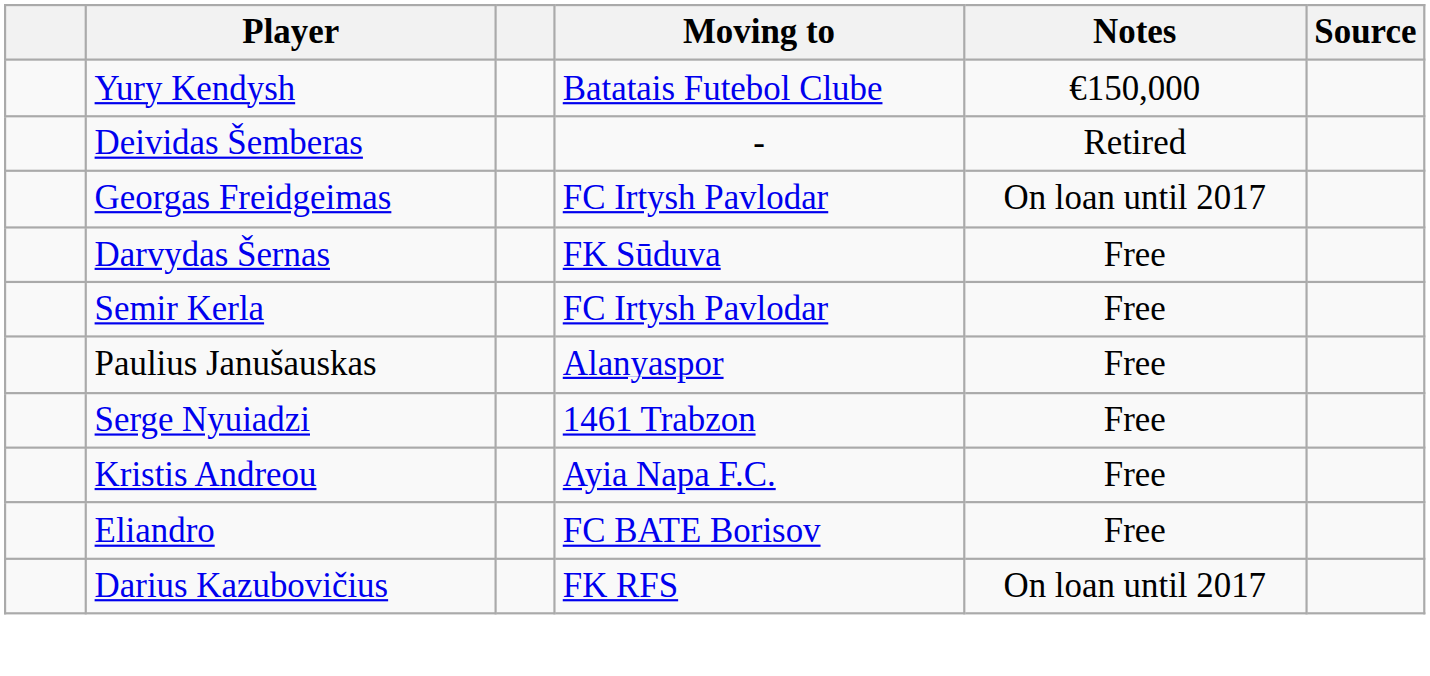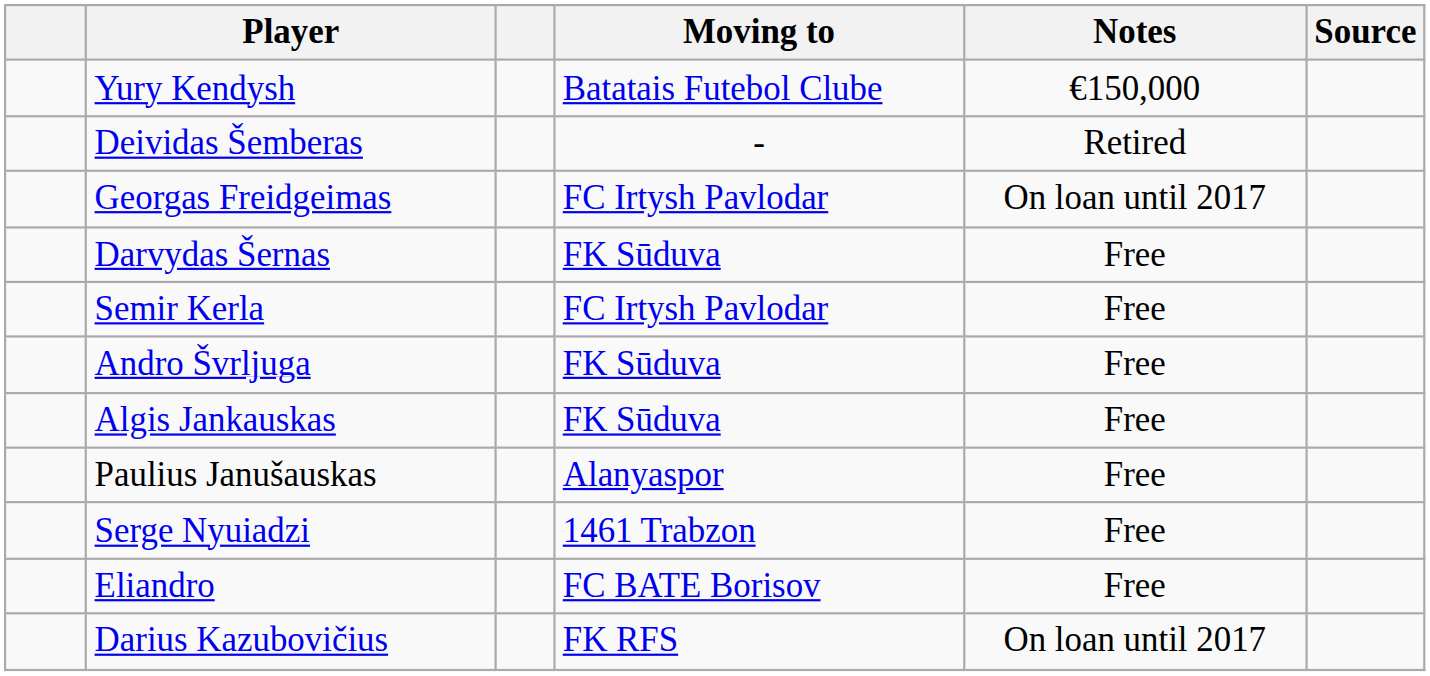+ row: (203, 364)
+ row: (215, 419)
- row: (206, 474)
